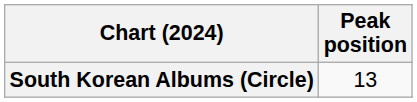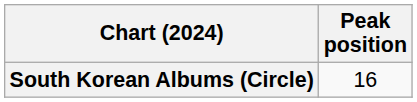(365, 79) 13 -> (365, 79) 16
